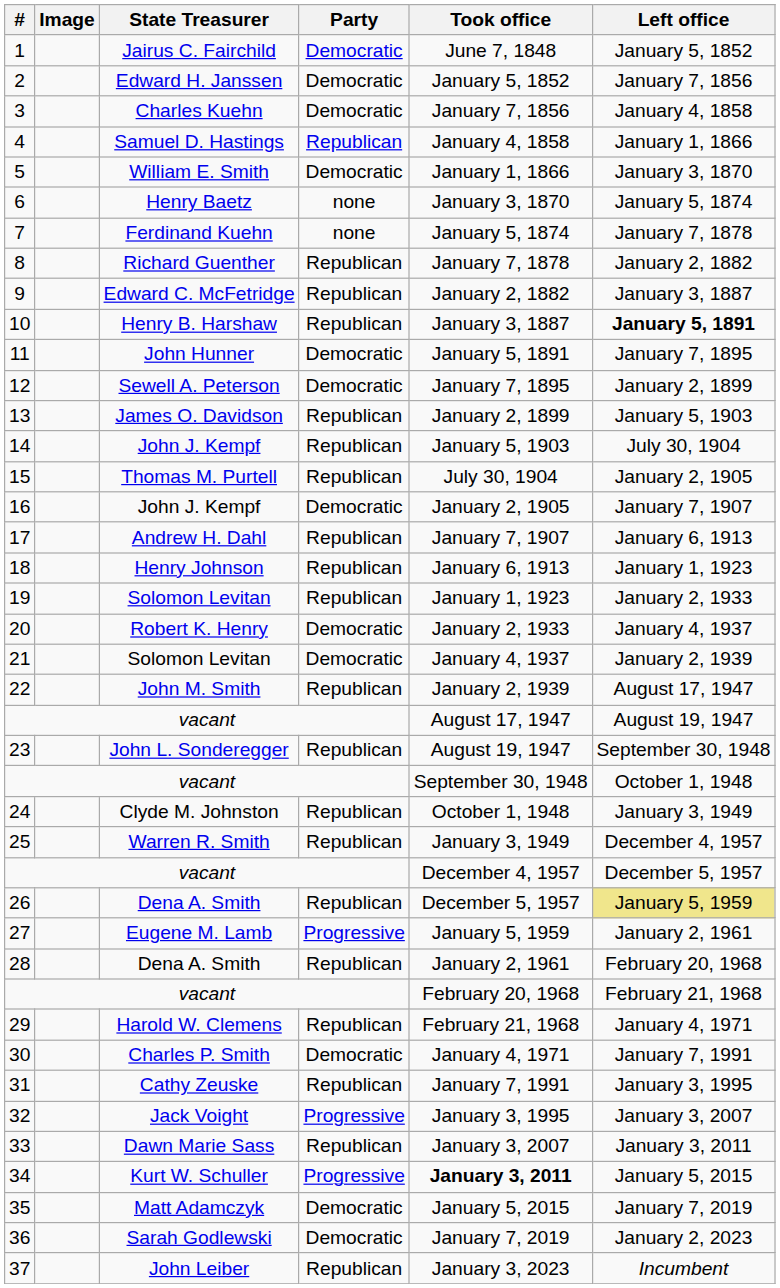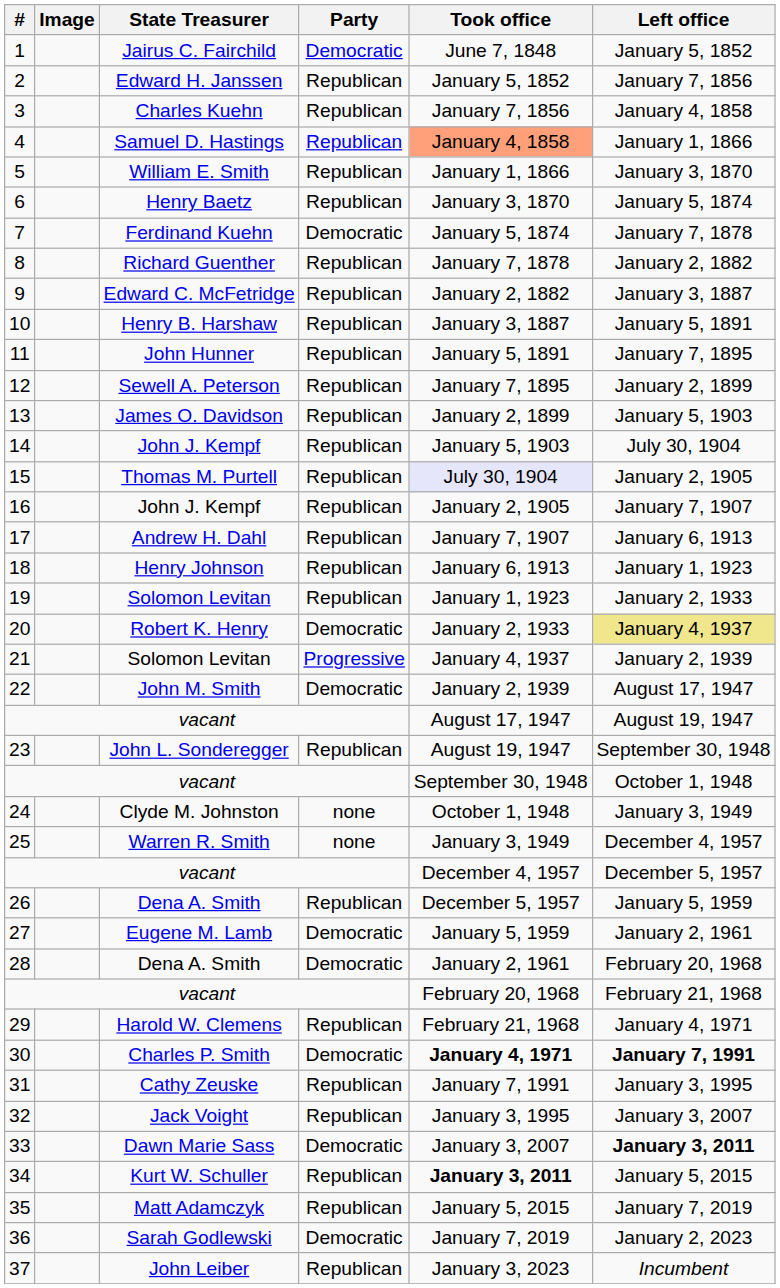(354, 80) Democratic -> (354, 80) Republican
(354, 111) Democratic -> (354, 111) Republican
(501, 141) no background -> (501, 141) lightsalmon background
(354, 171) Democratic -> (354, 171) Republican
(354, 202) none -> (354, 202) Republican
(354, 232) none -> (354, 232) Democratic
(684, 324) bold -> (684, 324) normal
(354, 354) Democratic -> (354, 354) Republican
(354, 385) Democratic -> (354, 385) Republican
(501, 476) no background -> (501, 476) lavender background
(354, 506) Democratic -> (354, 506) Republican
(684, 628) no background -> (684, 628) khaki background
(354, 659) Democratic -> (354, 659) Progressive
(354, 689) Republican -> (354, 689) Democratic
(354, 811) Republican -> (354, 811) none
(354, 841) Republican -> (354, 841) none
(684, 902) khaki background -> (684, 902) no background
(354, 933) Progressive -> (354, 933) Democratic
(354, 963) Republican -> (354, 963) Democratic
(501, 1055) normal -> (501, 1055) bold
(684, 1055) normal -> (684, 1055) bold
(354, 1115) Progressive -> (354, 1115) Republican
(354, 1146) Republican -> (354, 1146) Democratic
(684, 1146) normal -> (684, 1146) bold
(354, 1176) Progressive -> (354, 1176) Republican
(354, 1207) Democratic -> (354, 1207) Republican
